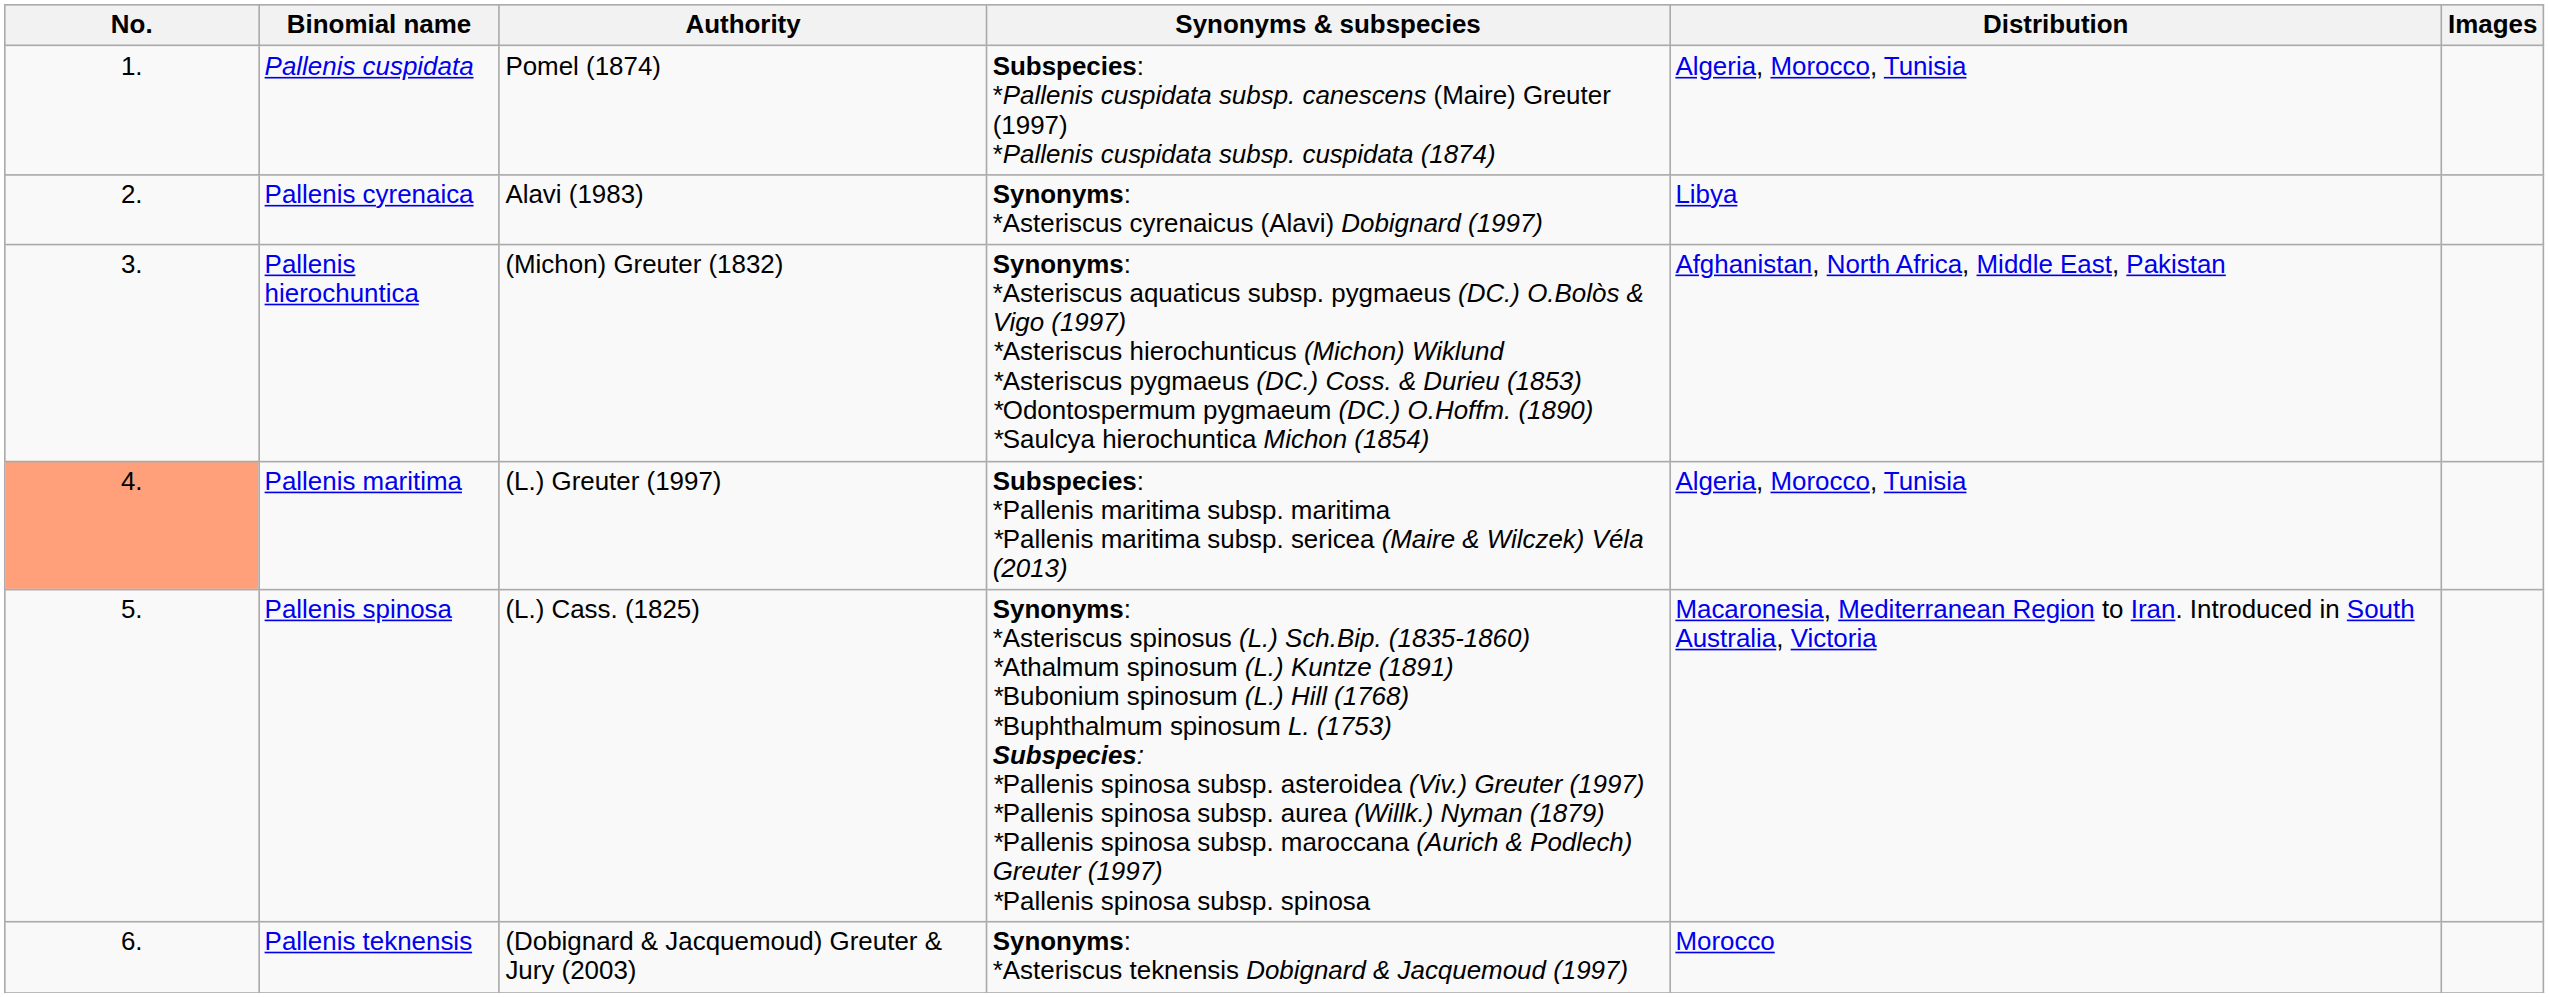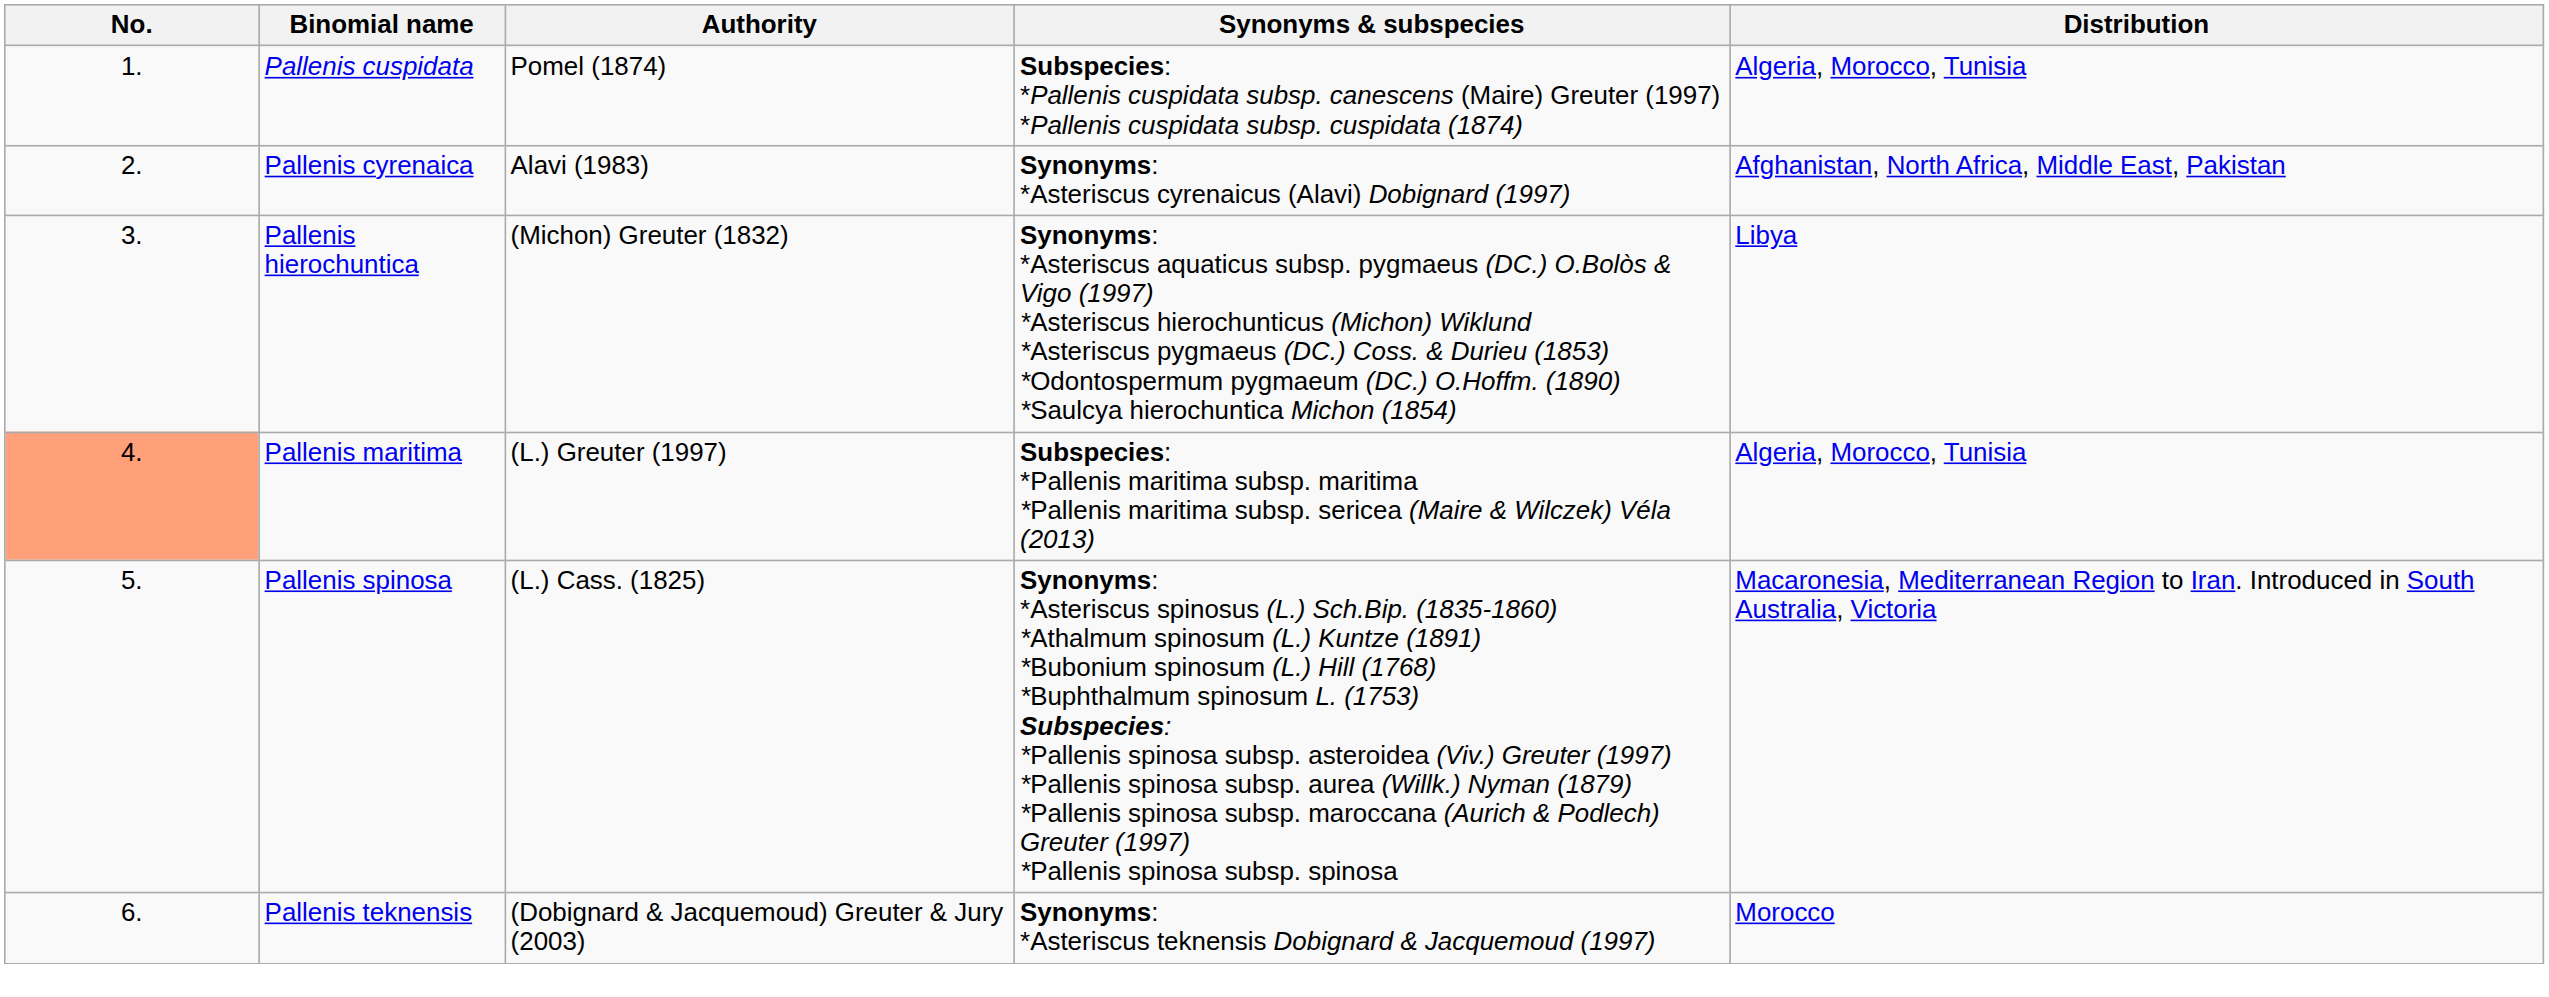- column: (2493, 25)
(1706, 194) Libya -> (2011, 165) Afghanistan, North Africa, Middle East, Pakistan
(1951, 265) Afghanistan, North Africa, Middle East, Pakistan -> (1766, 235) Libya
